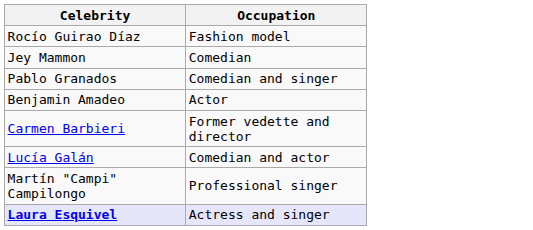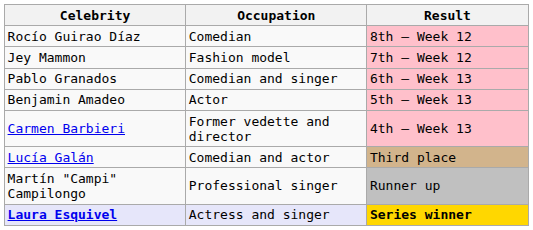+ column: (447, 15)
(240, 36) Fashion model -> (220, 36) Comedian
(220, 57) Comedian -> (240, 57) Fashion model
